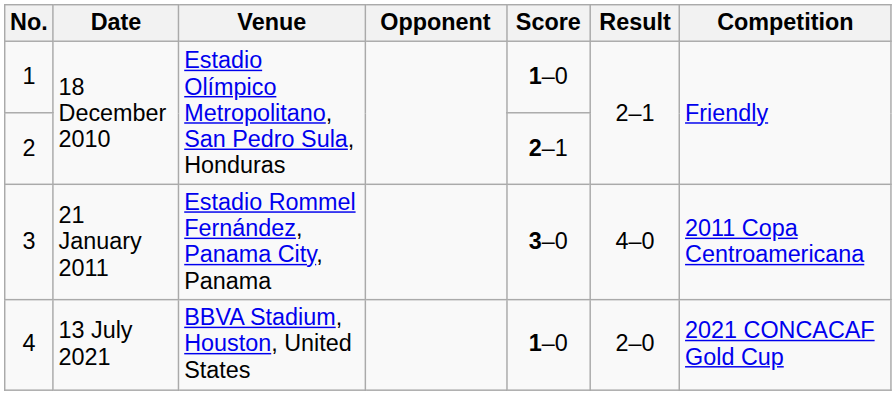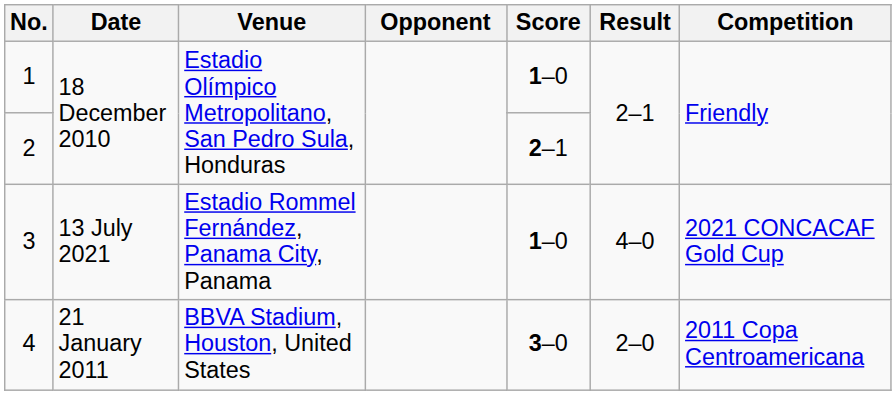(100, 241) 21 January 2011 -> (96, 241) 13 July 2021
(548, 241) 3–0 -> (548, 241) 1–0
(775, 241) 2011 Copa Centroamericana -> (780, 241) 2021 CONCACAF Gold Cup
(96, 344) 13 July 2021 -> (100, 344) 21 January 2011
(548, 344) 1–0 -> (548, 344) 3–0
(780, 344) 2021 CONCACAF Gold Cup -> (775, 344) 2011 Copa Centroamericana
